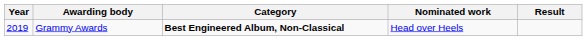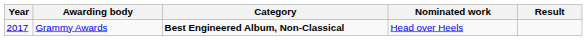(17, 27) 2019 -> (17, 27) 2017
